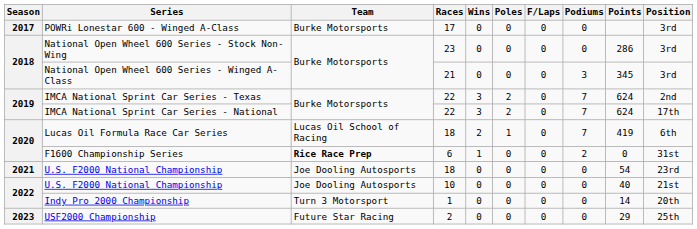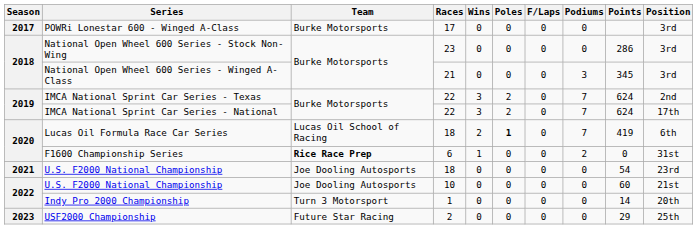(509, 133) normal -> (509, 133) bold
(625, 185) 40 -> (625, 185) 60
